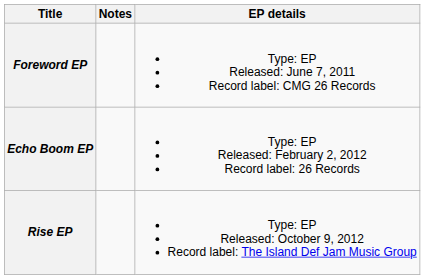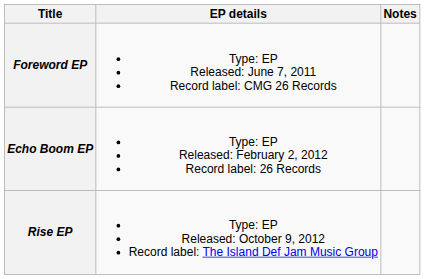columns swapped: (277, 14) <-> (115, 14)
